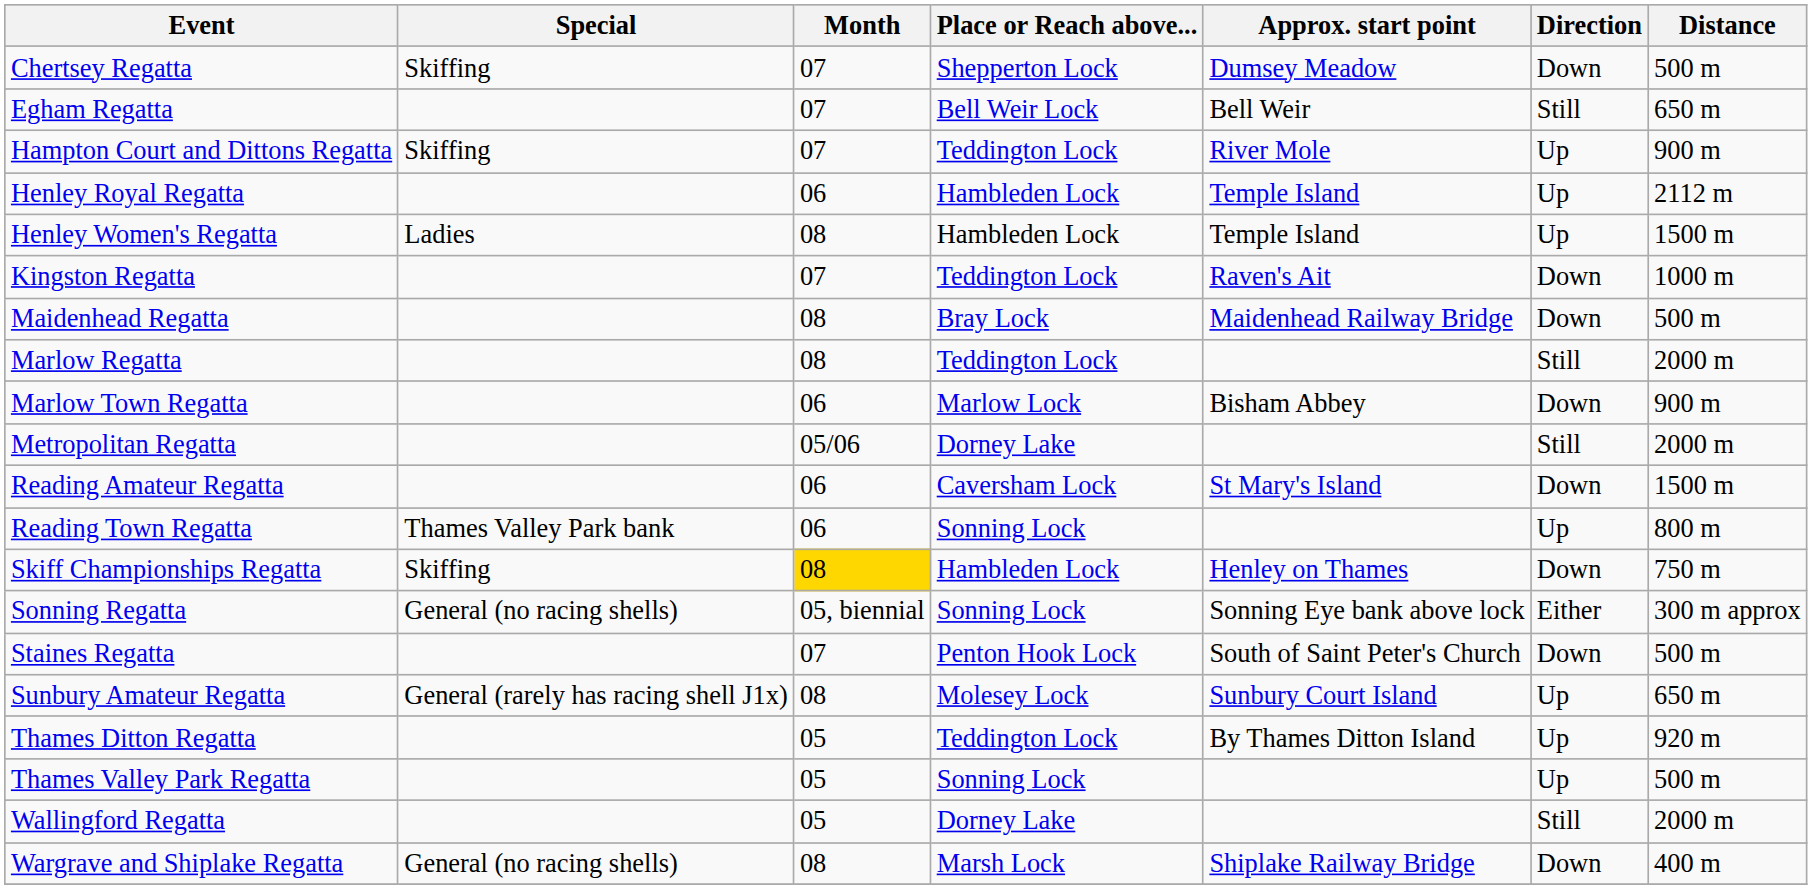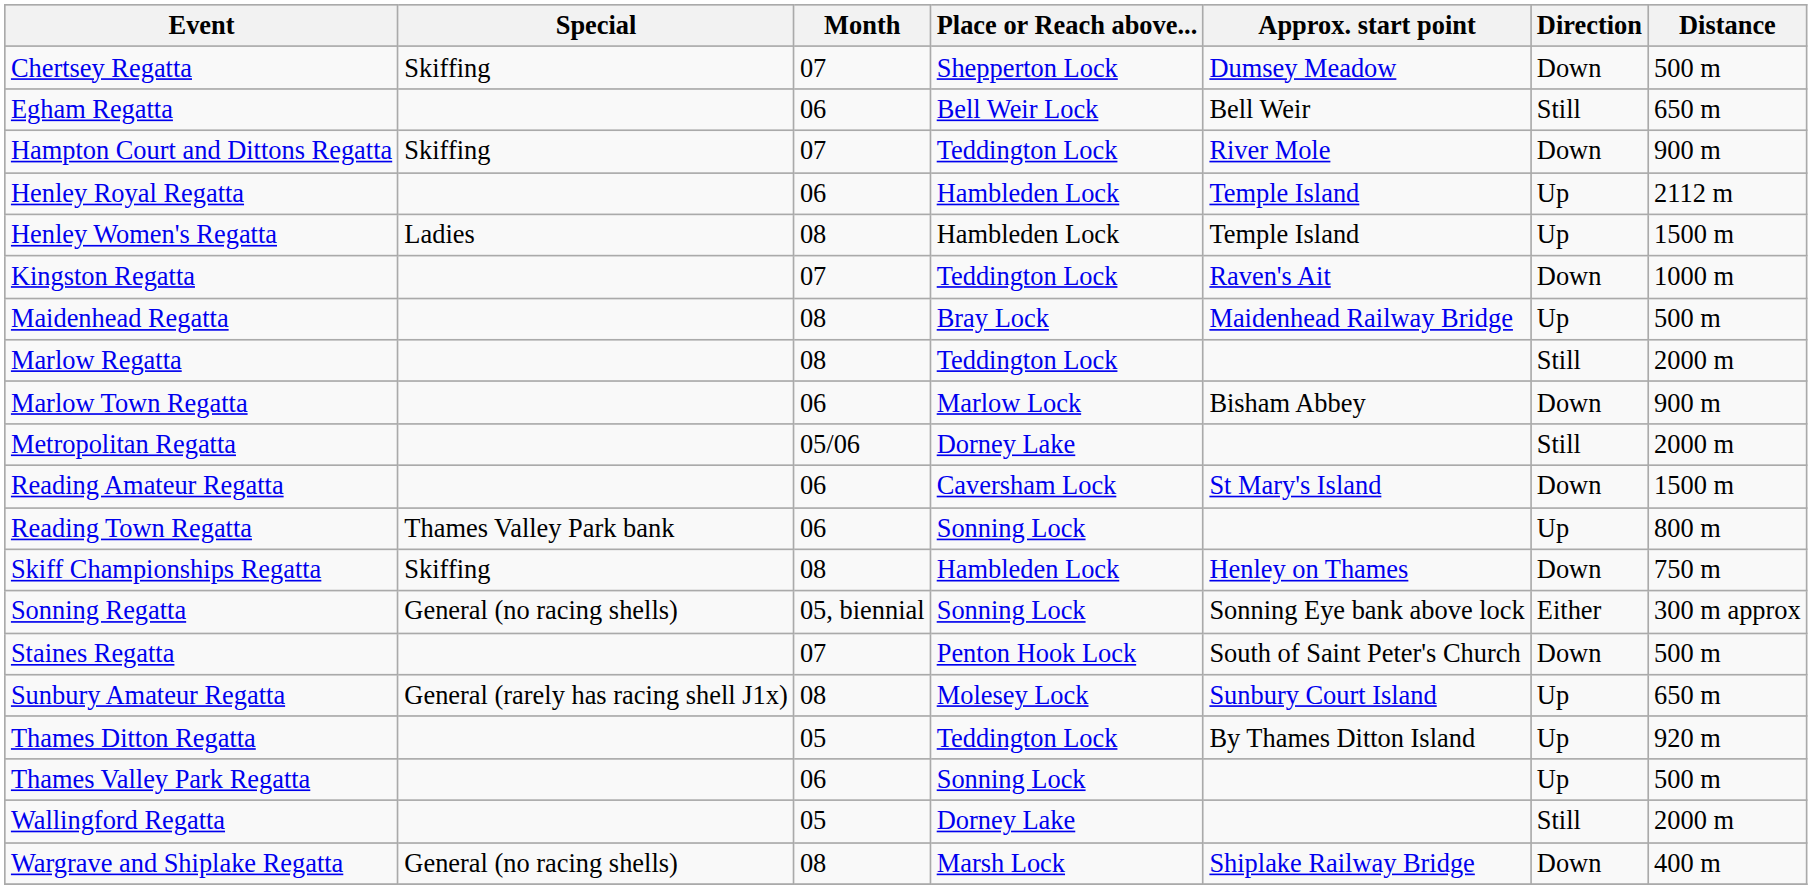(813, 109) 07 -> (813, 109) 06
(1553, 151) Up -> (1569, 151) Down
(1569, 318) Down -> (1553, 318) Up
(813, 569) gold background -> (813, 569) no background
(813, 779) 05 -> (813, 779) 06
